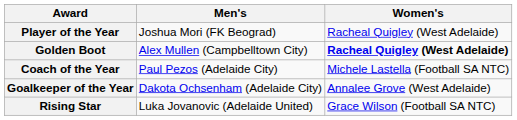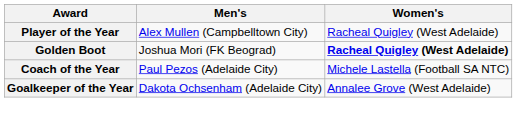(207, 32) Joshua Mori (FK Beograd) -> (223, 32) Alex Mullen (Campbelltown City)
(223, 50) Alex Mullen (Campbelltown City) -> (207, 50) Joshua Mori (FK Beograd)
- row: (70, 106)
